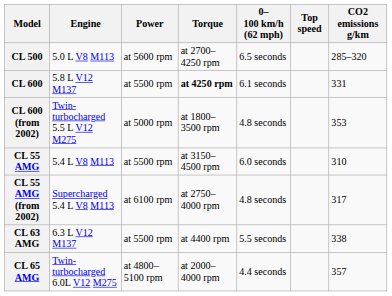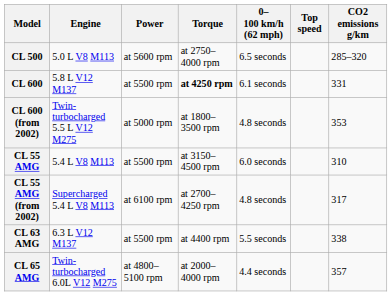(200, 56) at 2700–4250 rpm -> (200, 56) at 2750–4000 rpm
(200, 200) at 2750–4000 rpm -> (200, 200) at 2700–4250 rpm
